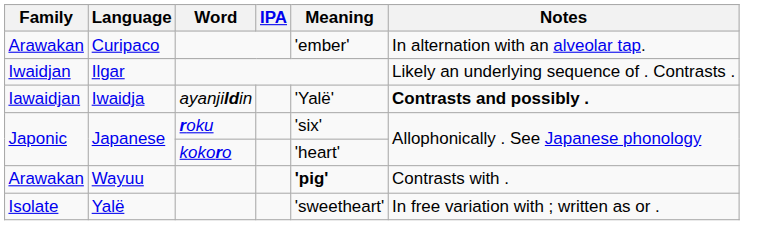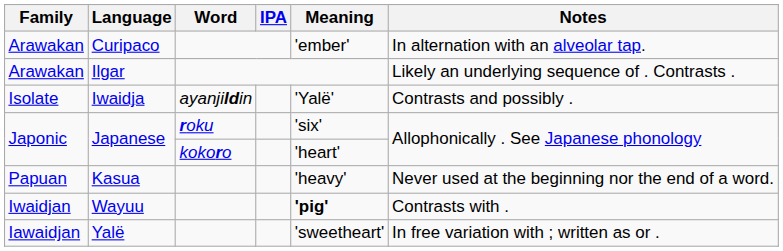(40, 71) Iwaidjan -> (46, 71) Arawakan
(44, 98) Iawaidjan -> (33, 98) Isolate
(491, 98) bold -> (483, 98) normal
+ row: (116, 179)
(46, 179) Arawakan -> (40, 206) Iwaidjan
(33, 206) Isolate -> (44, 233) Iawaidjan
